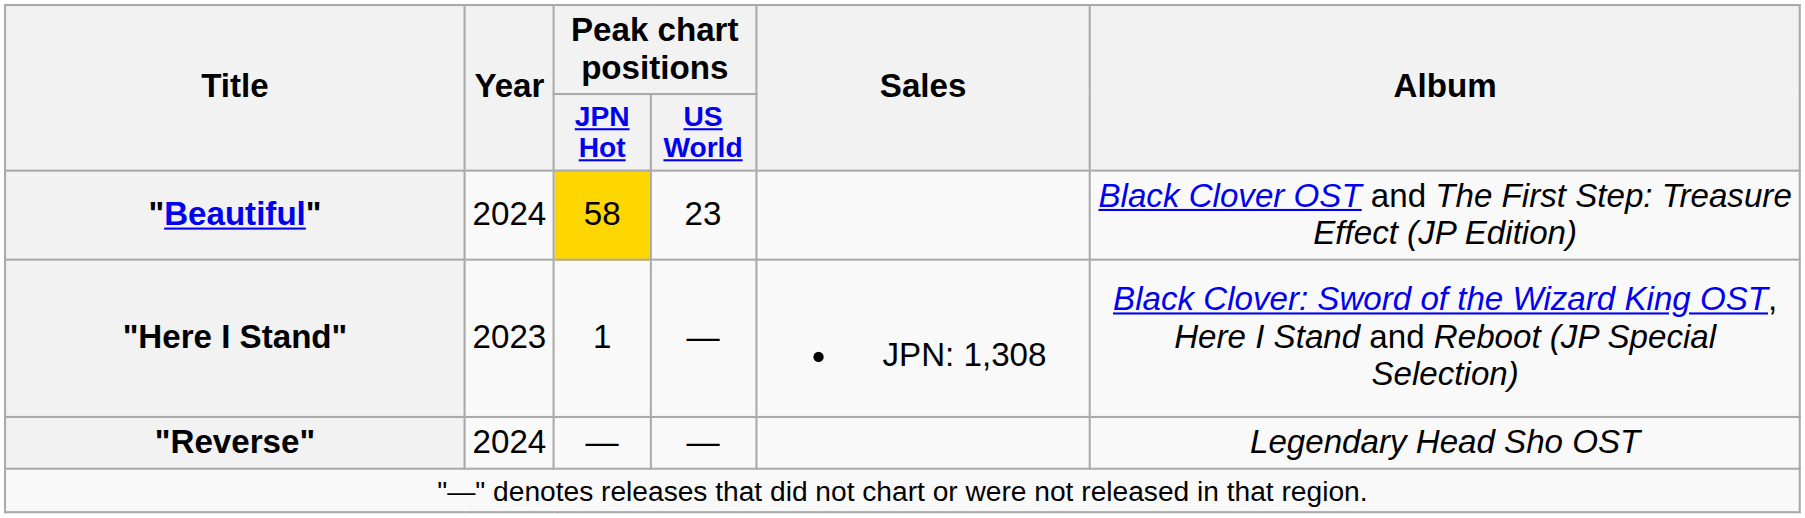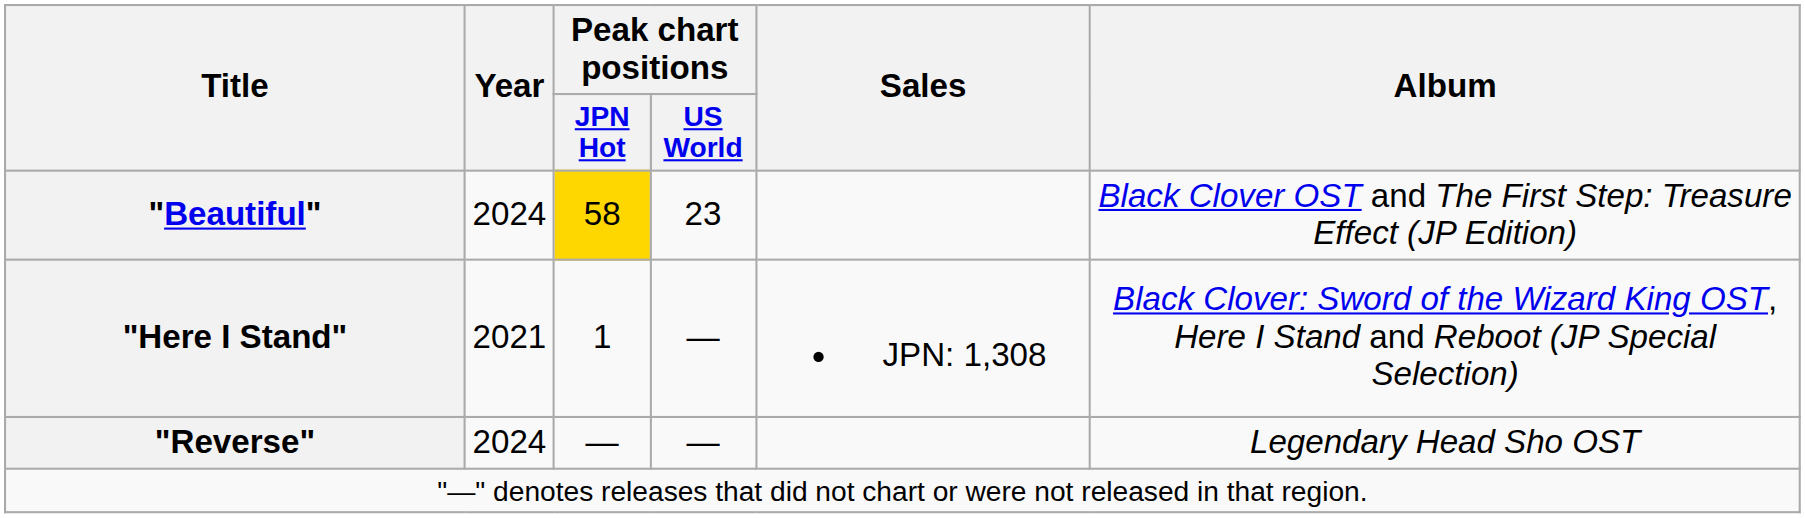(509, 337) 2023 -> (509, 337) 2021
